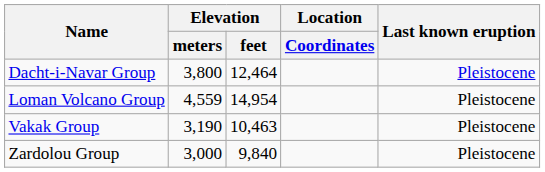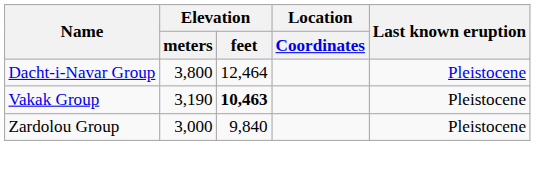- row: (87, 99)
(254, 126) normal -> (244, 99) bold
